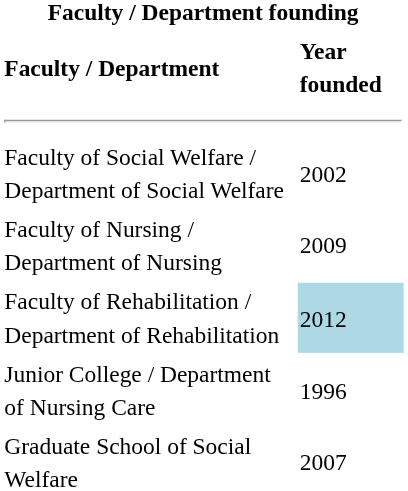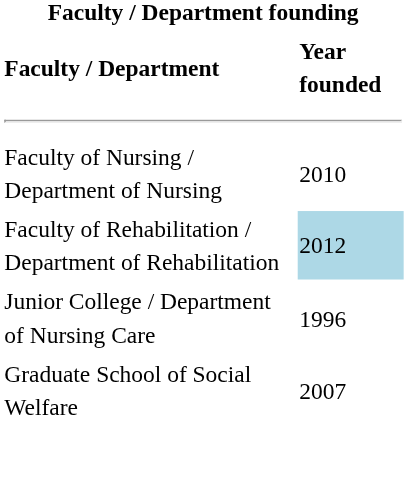- row: (144, 173)
(323, 246) 2009 -> (323, 173) 2010
